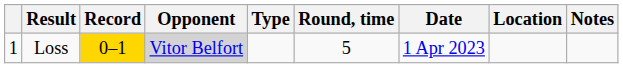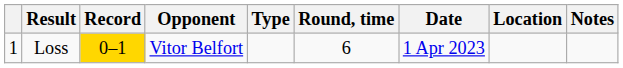(196, 47) lightgrey background -> (196, 47) no background
(346, 47) 5 -> (346, 47) 6
